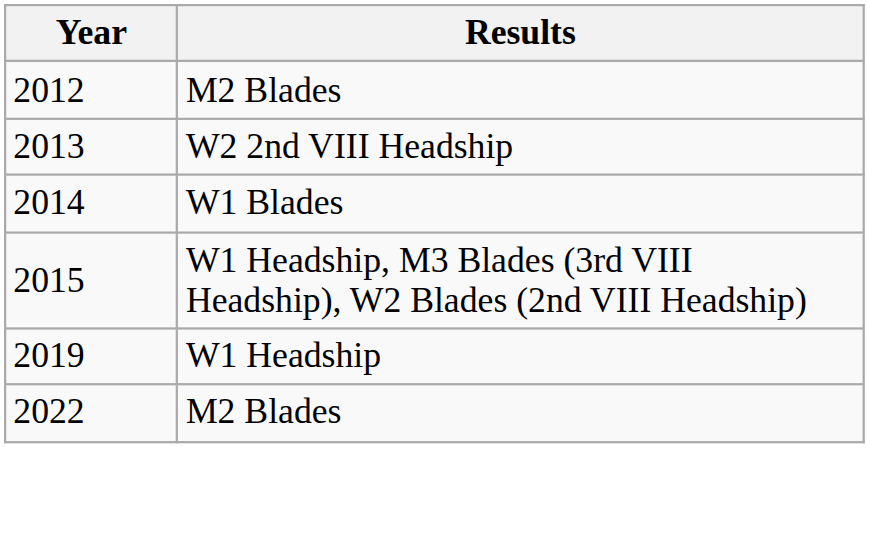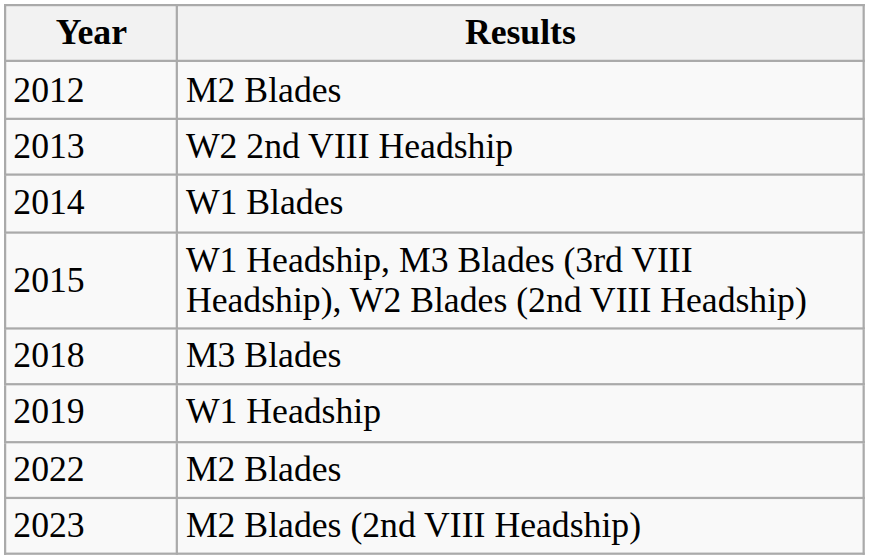+ row: (49, 355)
+ row: (49, 525)
